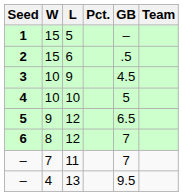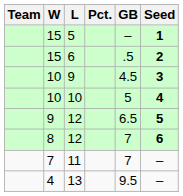columns swapped: (159, 14) <-> (23, 14)
